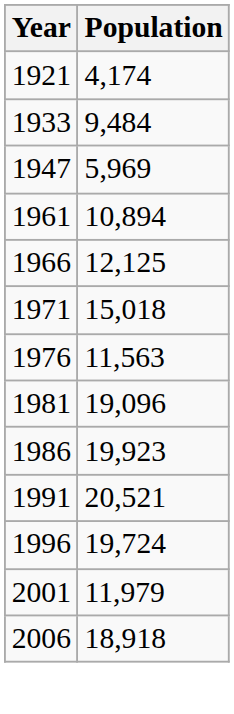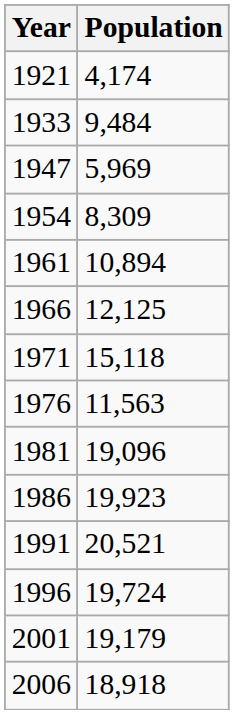+ row: (41, 215)
(125, 309) 15,018 -> (125, 356) 15,118
(125, 591) 11,979 -> (125, 638) 19,179
